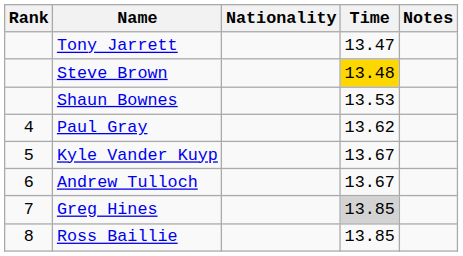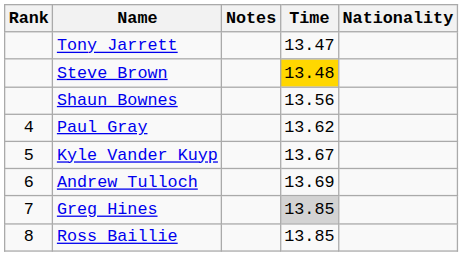columns swapped: (281, 18) <-> (428, 18)
(370, 100) 13.53 -> (309, 100) 13.56
(370, 182) 13.67 -> (309, 182) 13.69
